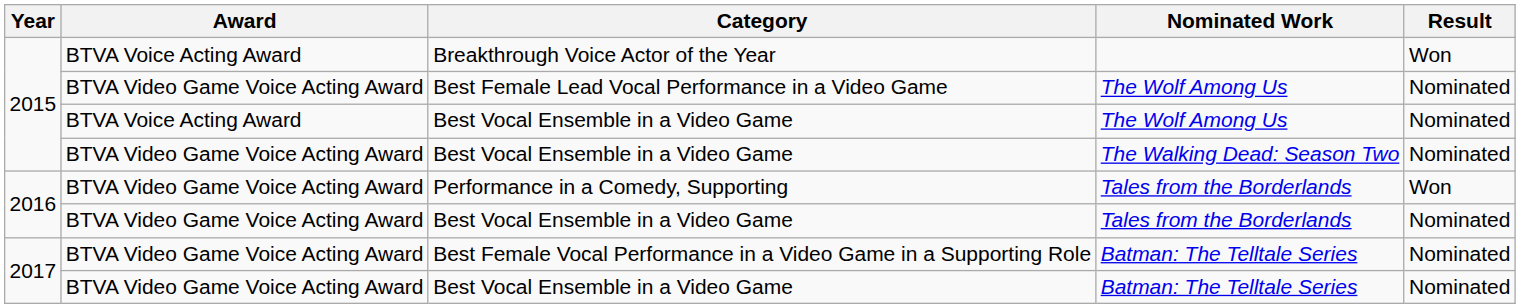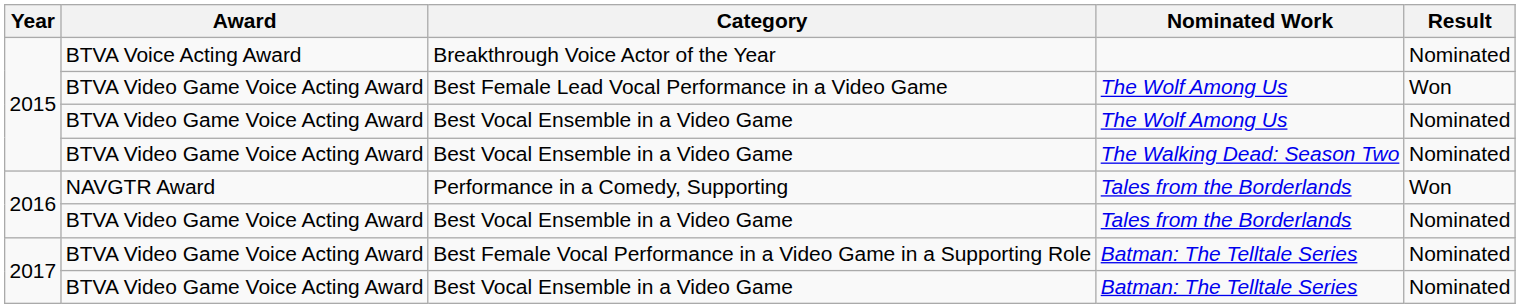(1430, 54) Won -> (1460, 54) Nominated
(1460, 87) Nominated -> (1430, 87) Won
(184, 120) BTVA Voice Acting Award -> (245, 120) BTVA Video Game Voice Acting Award
(245, 187) BTVA Video Game Voice Acting Award -> (141, 187) NAVGTR Award
